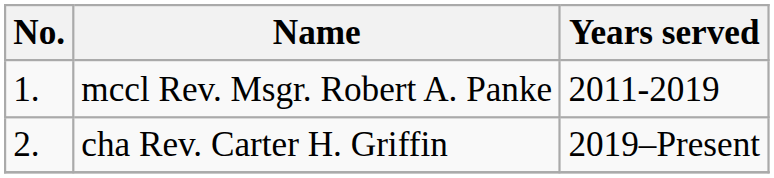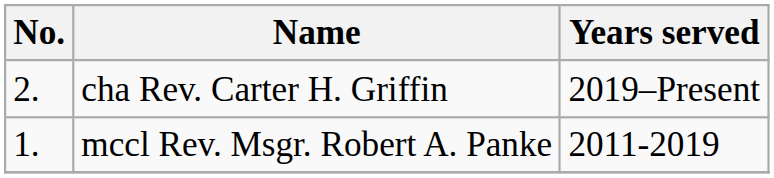rows swapped: (317, 88) <-> (265, 144)
